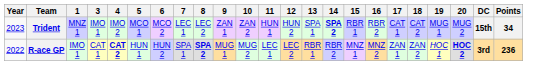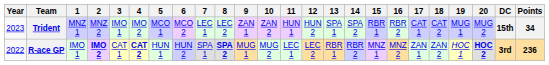+ column: (99, 10)
(334, 28) bold -> (355, 28) normal
